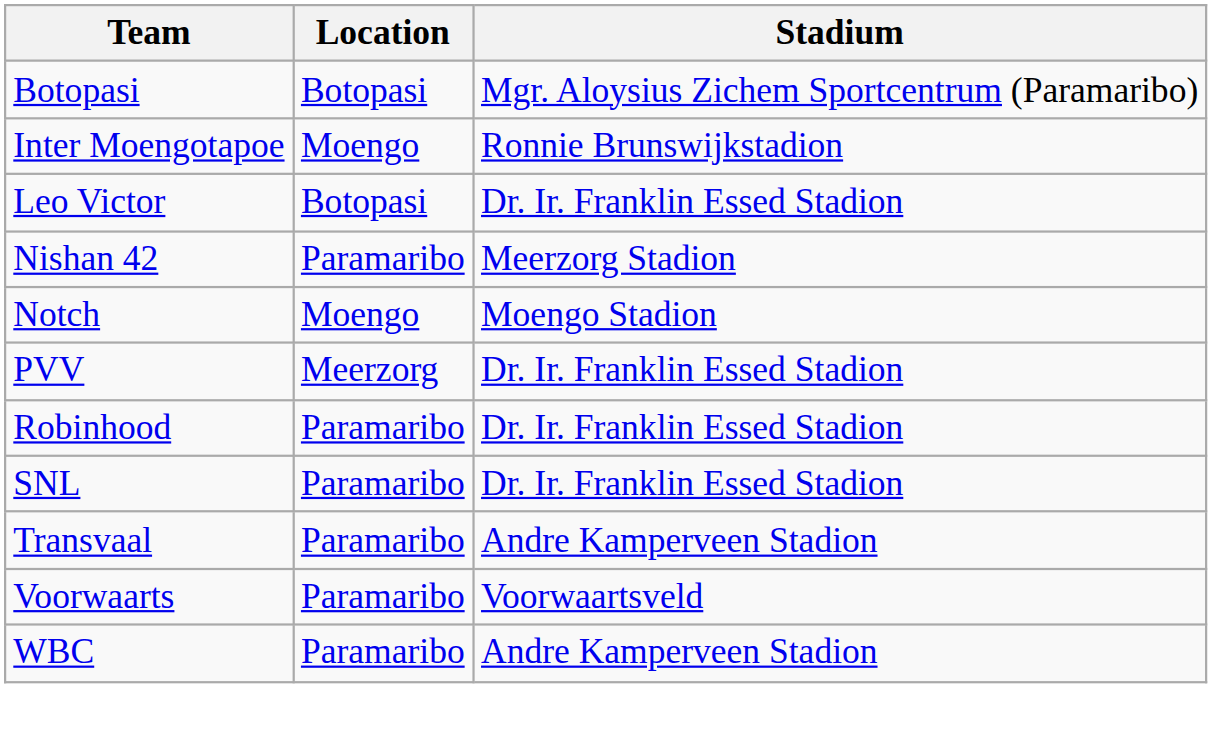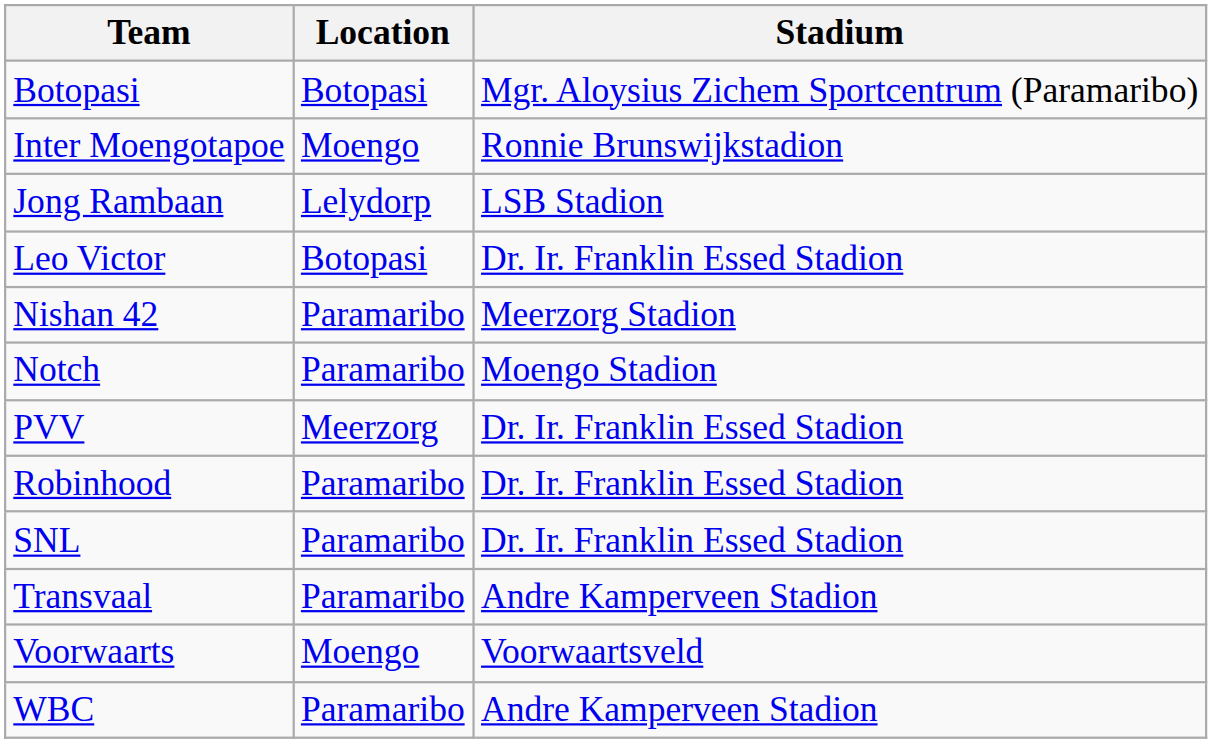+ row: (118, 201)
(360, 314) Moengo -> (383, 370) Paramaribo
(383, 595) Paramaribo -> (360, 652) Moengo
